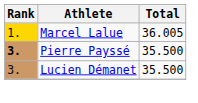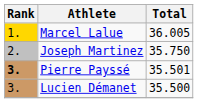+ row: (92, 51)
(163, 51) 35.500 -> (170, 70) 35.501
